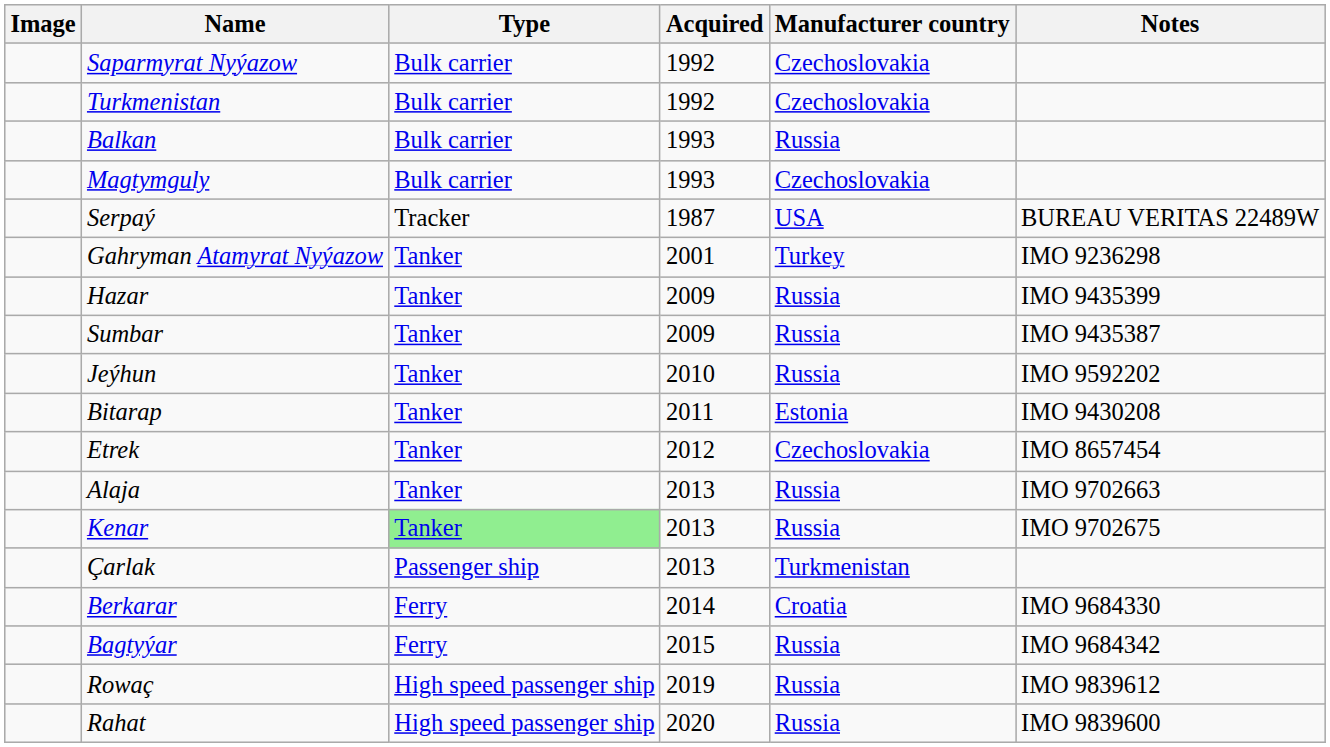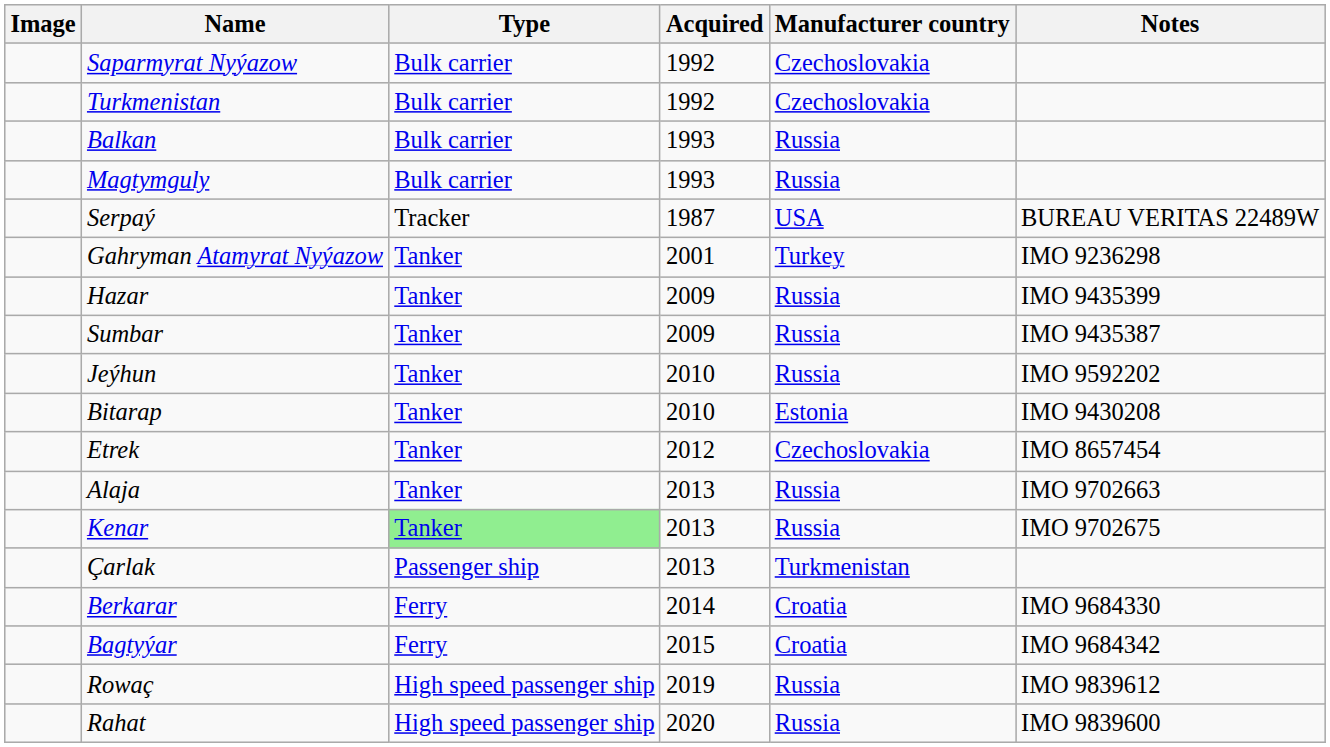(852, 179) Czechoslovakia -> (807, 179) Russia
(690, 412) 2011 -> (690, 412) 2010
(807, 645) Russia -> (811, 645) Croatia
